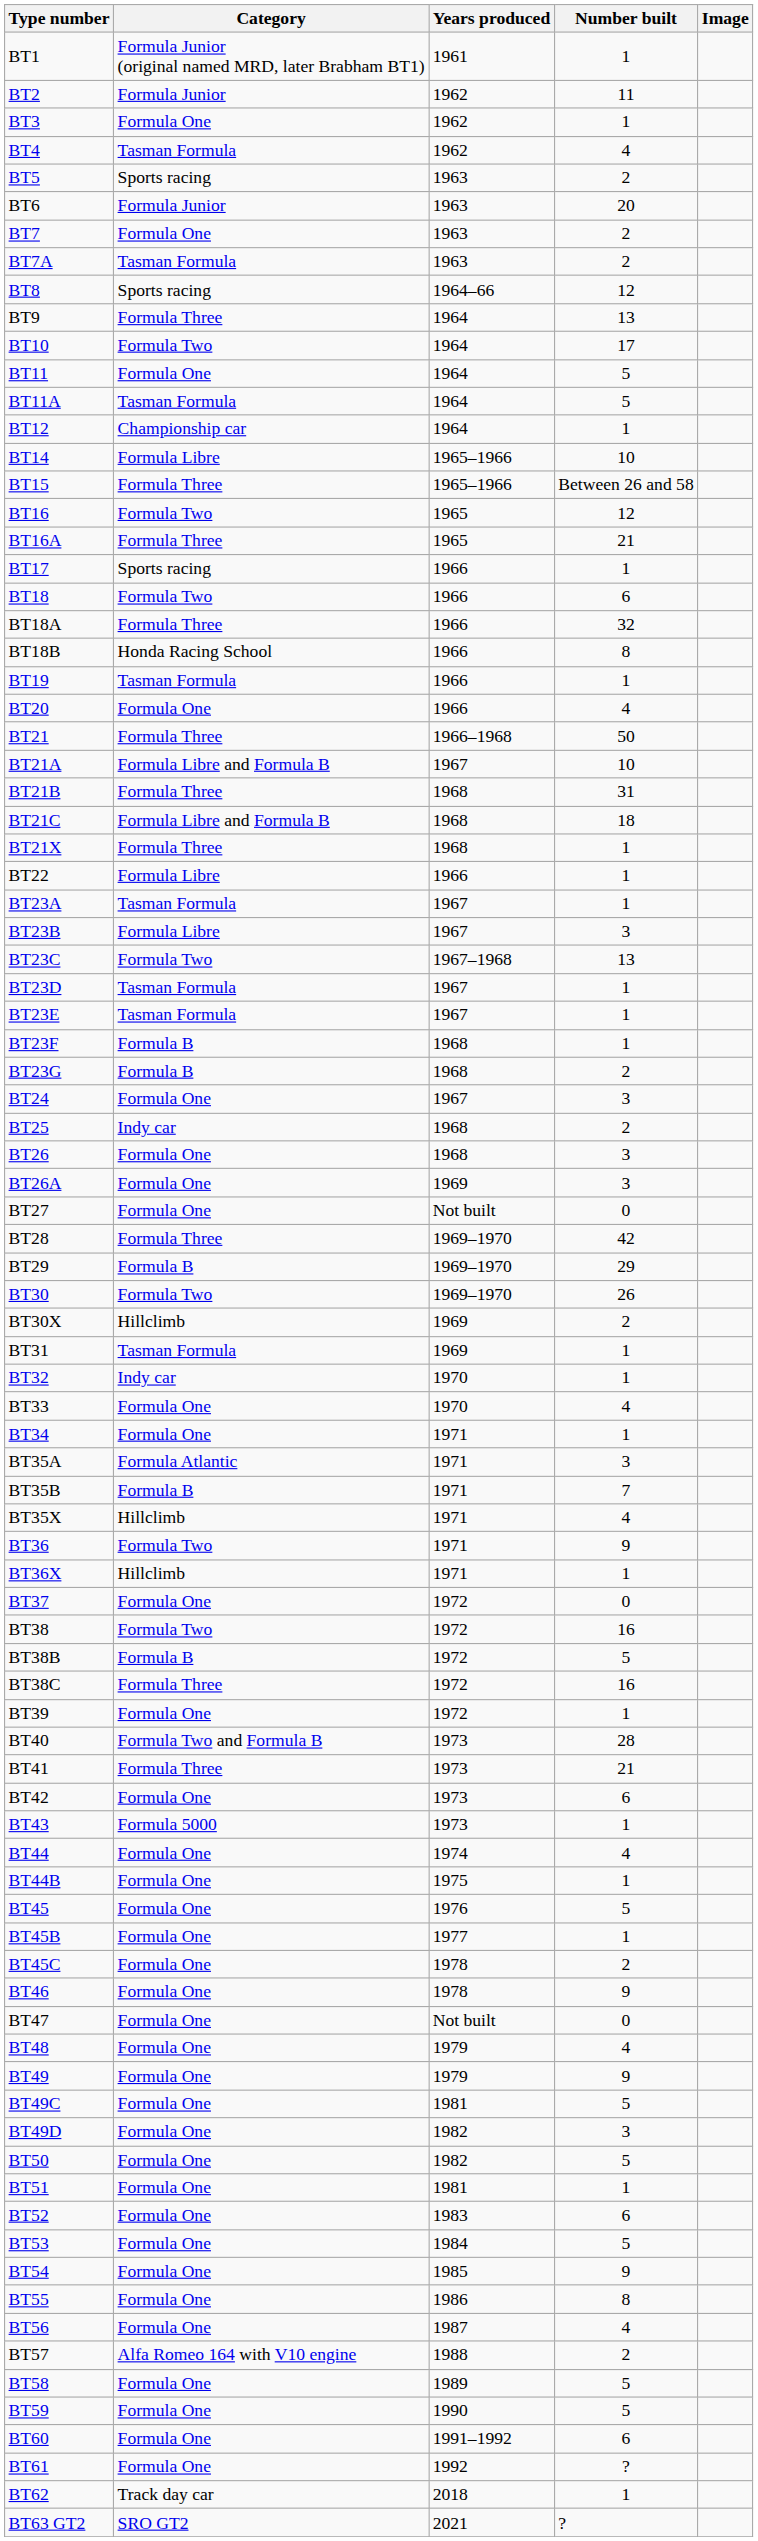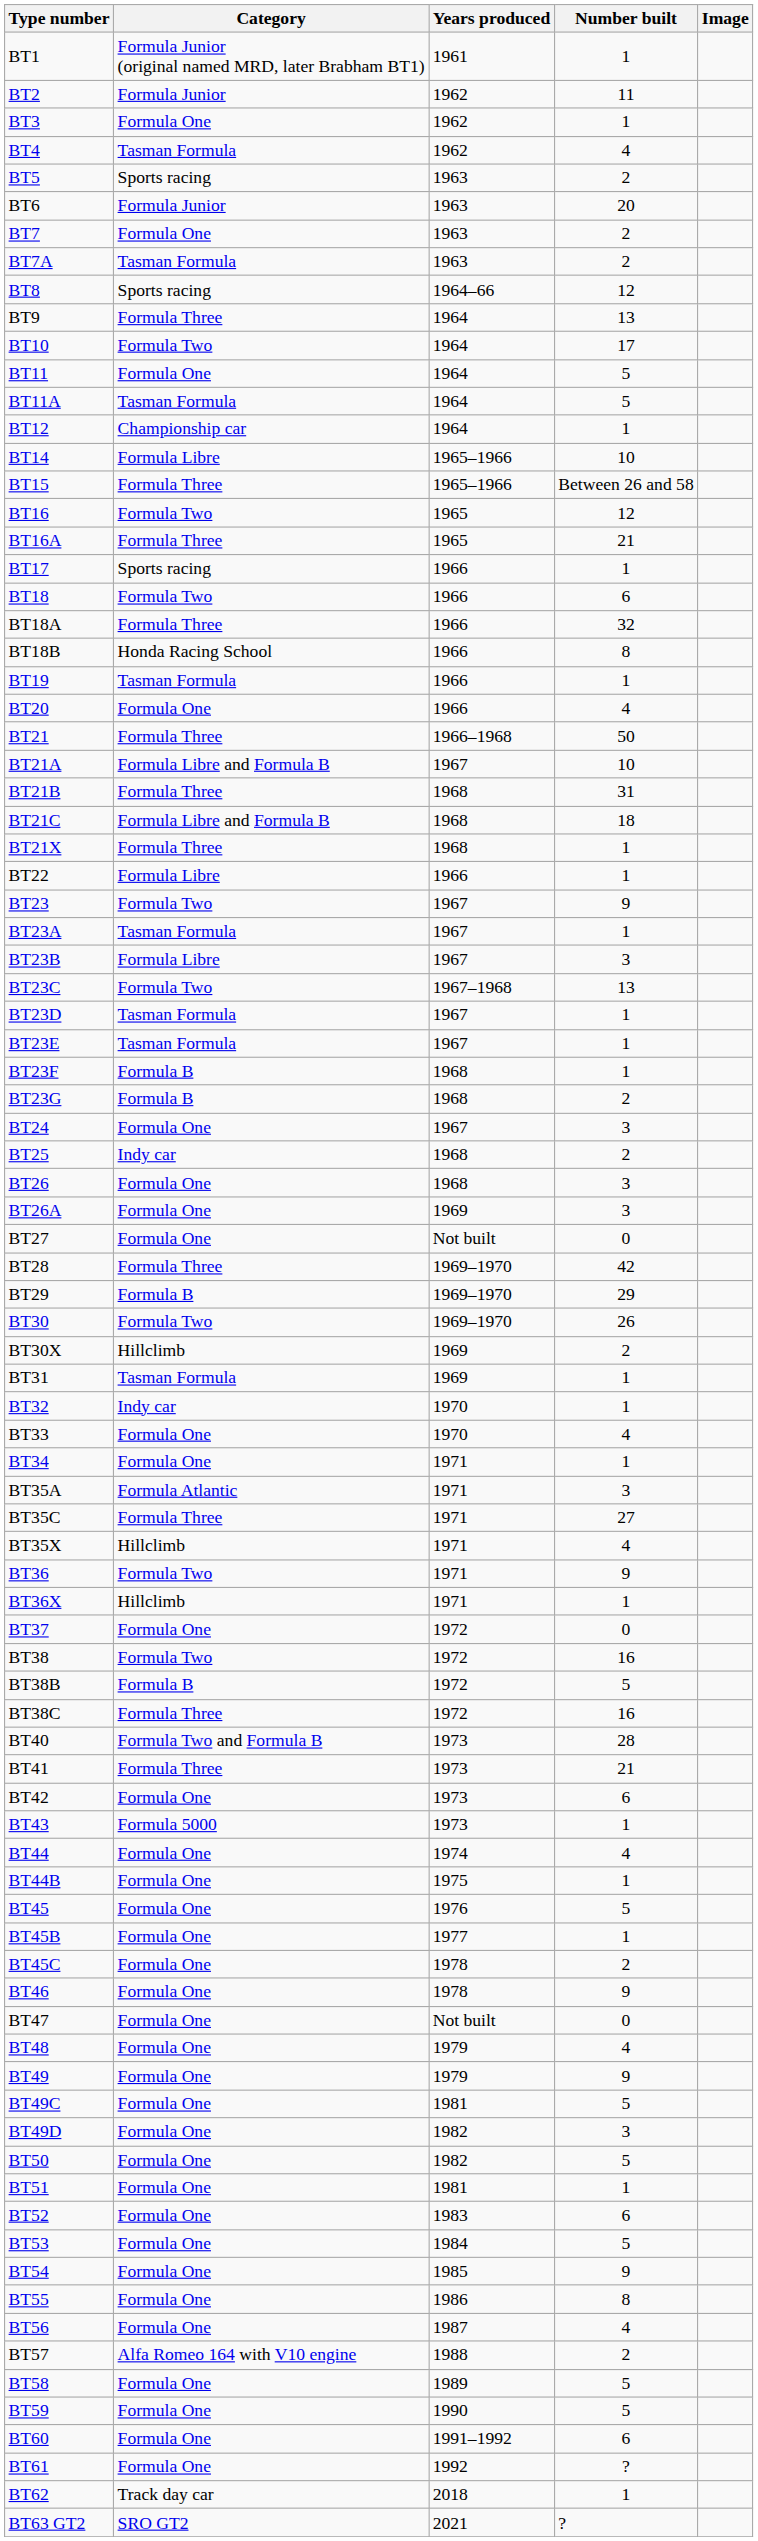+ row: (29, 903)
- row: (35, 1489)
+ row: (35, 1517)
- row: (29, 1713)
